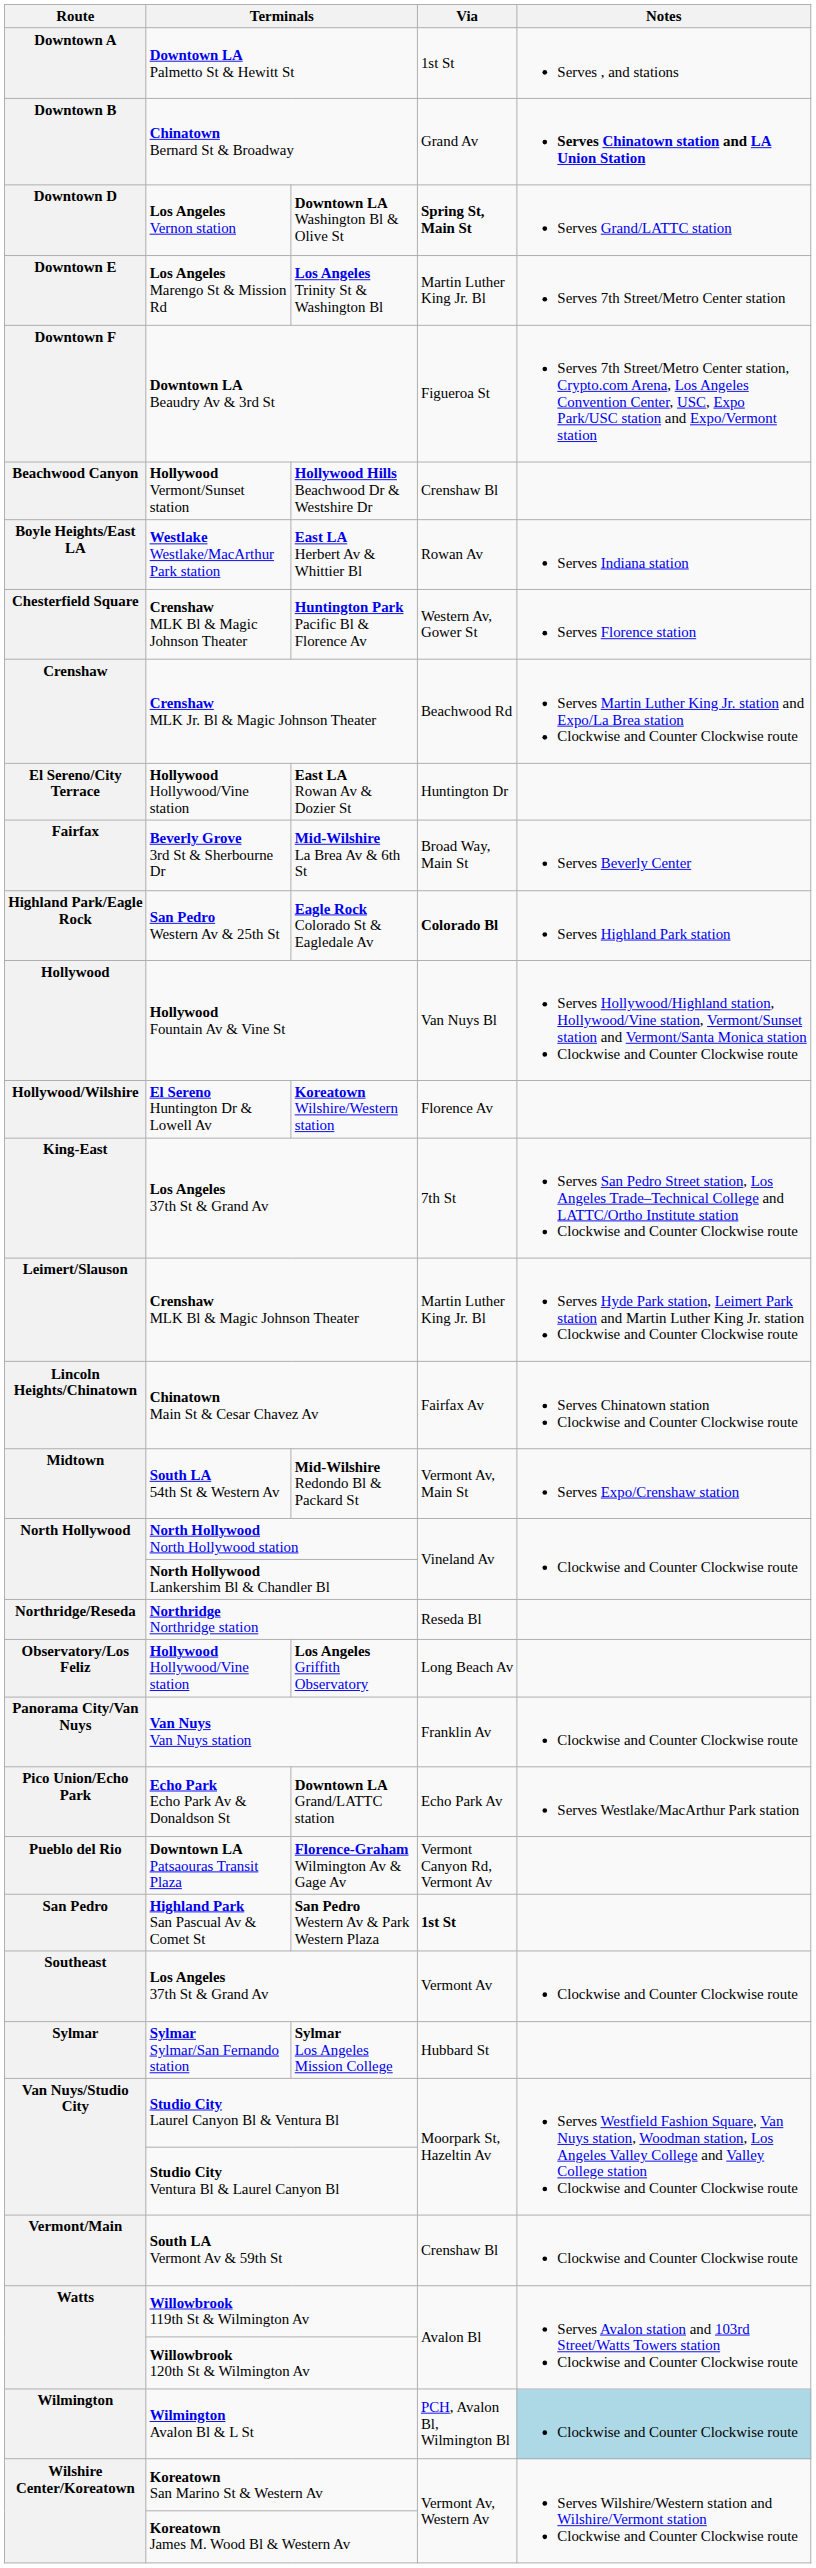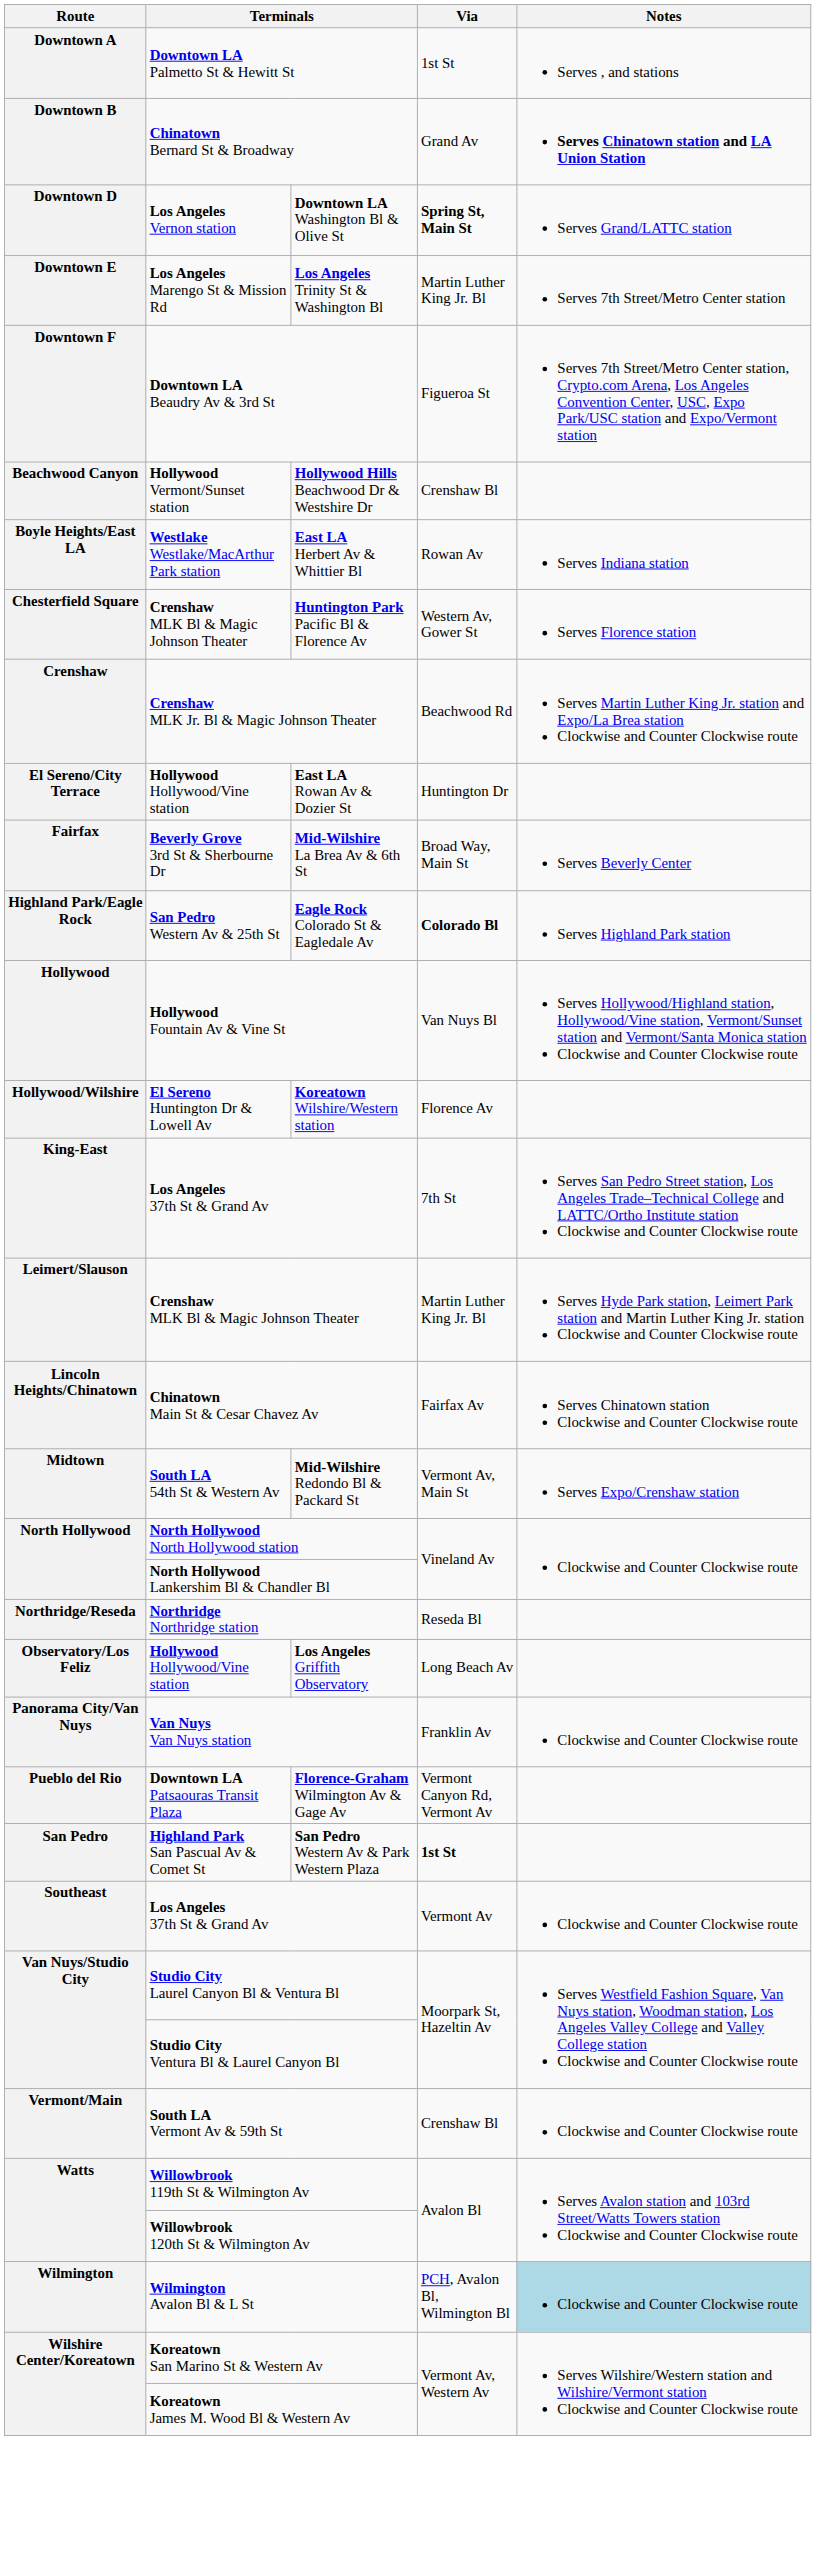- row: (75, 1787)
- row: (75, 2033)
